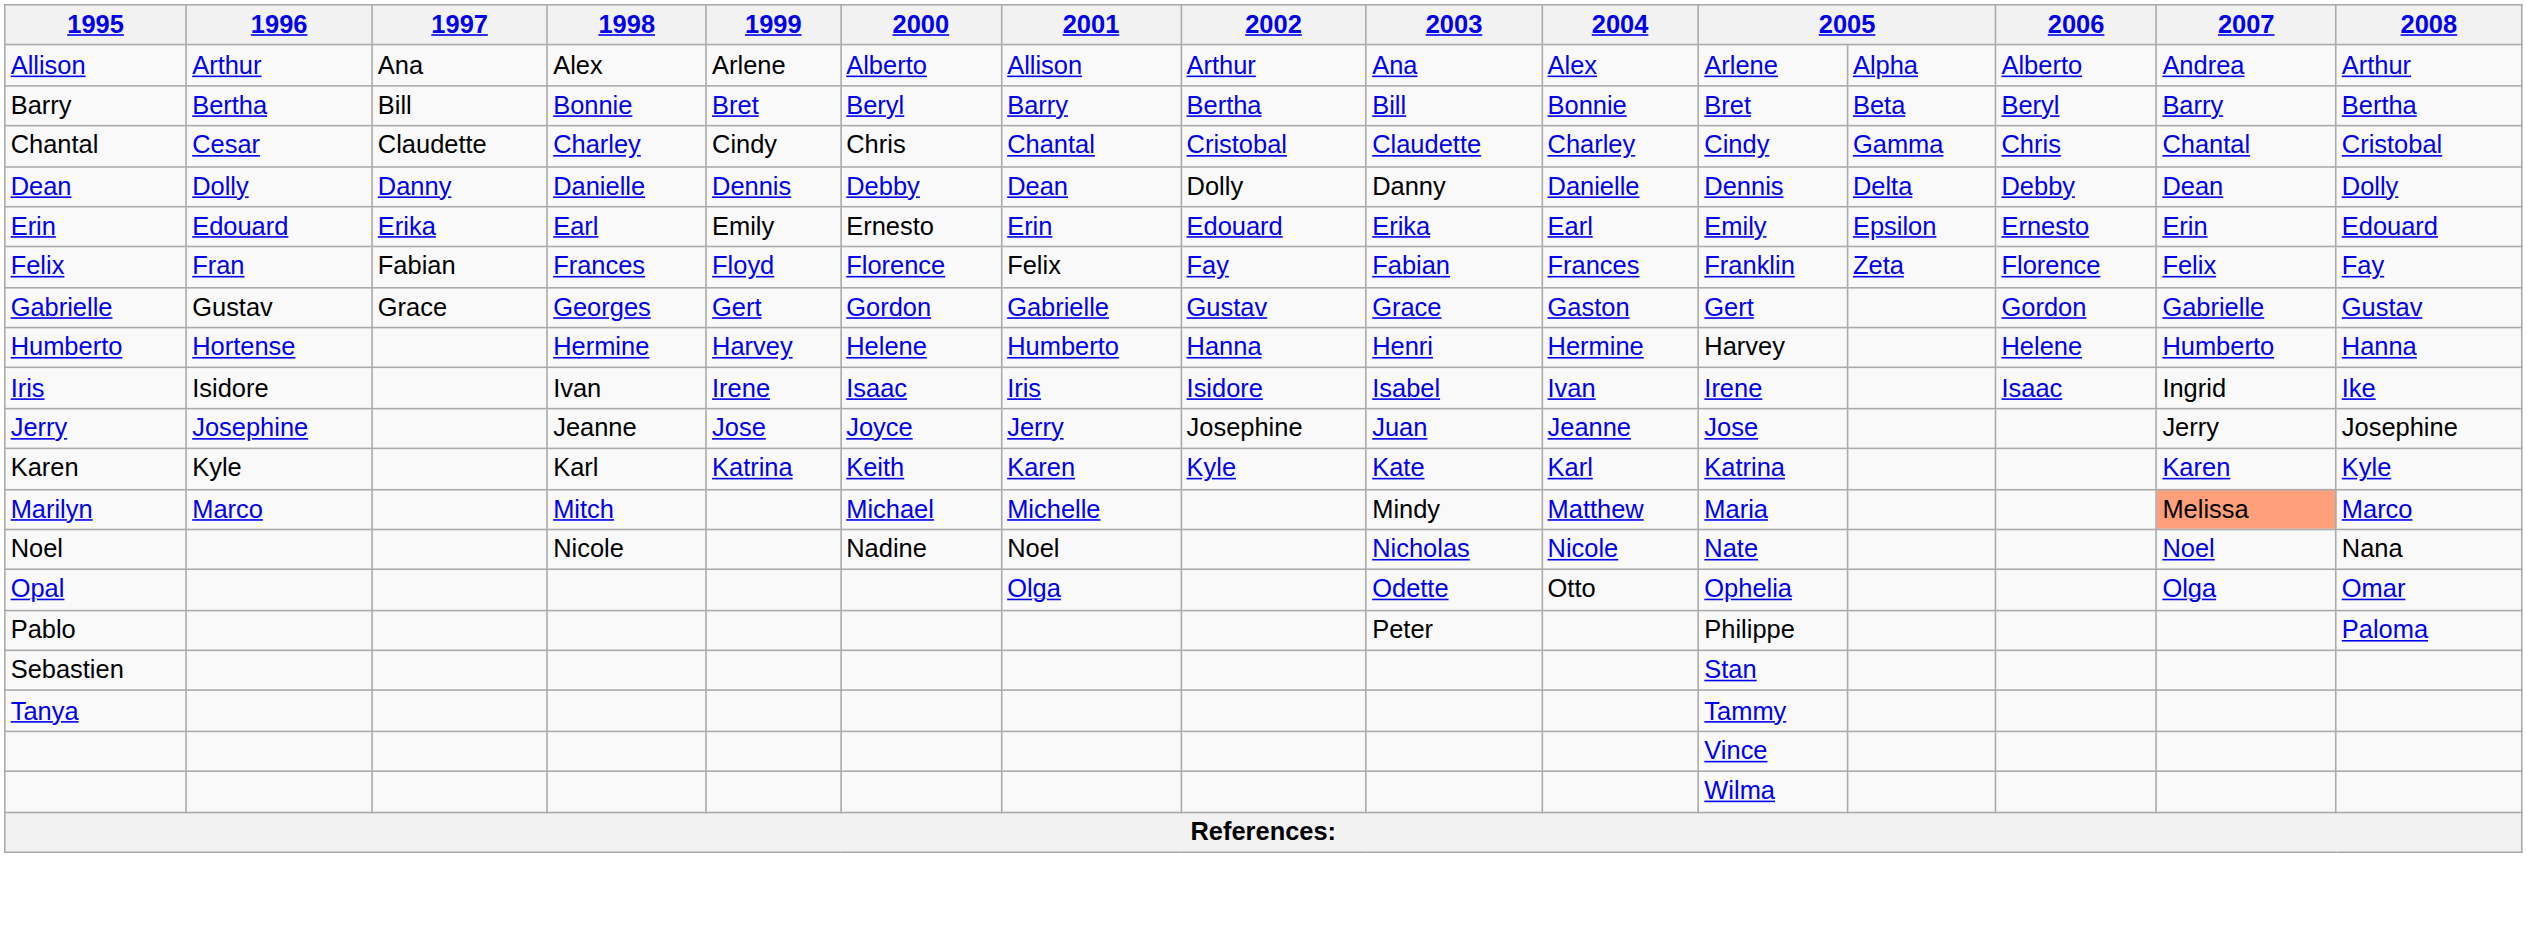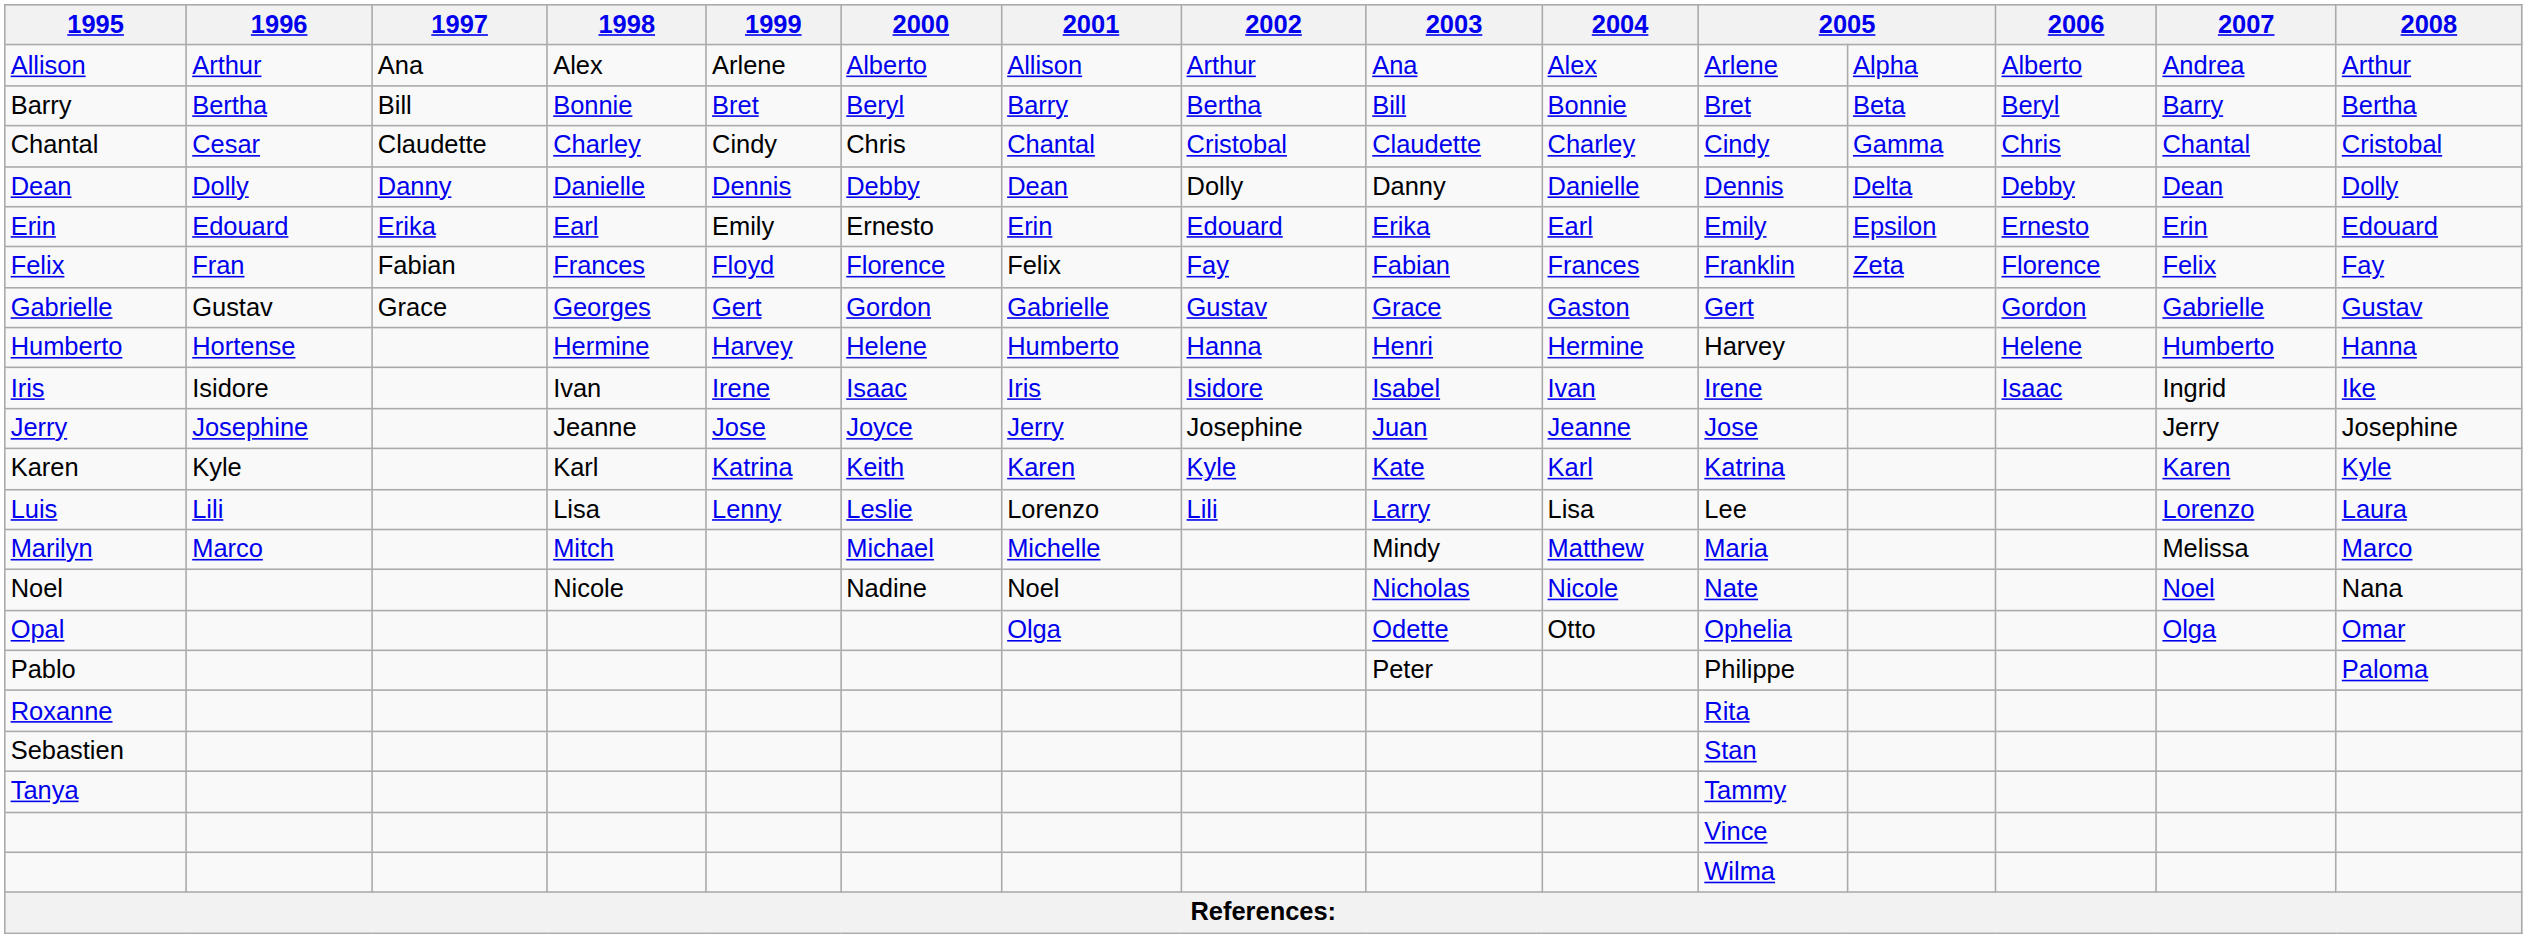+ row: (34, 508)
(2206, 508) lightsalmon background -> (2206, 549) no background
+ row: (62, 710)
